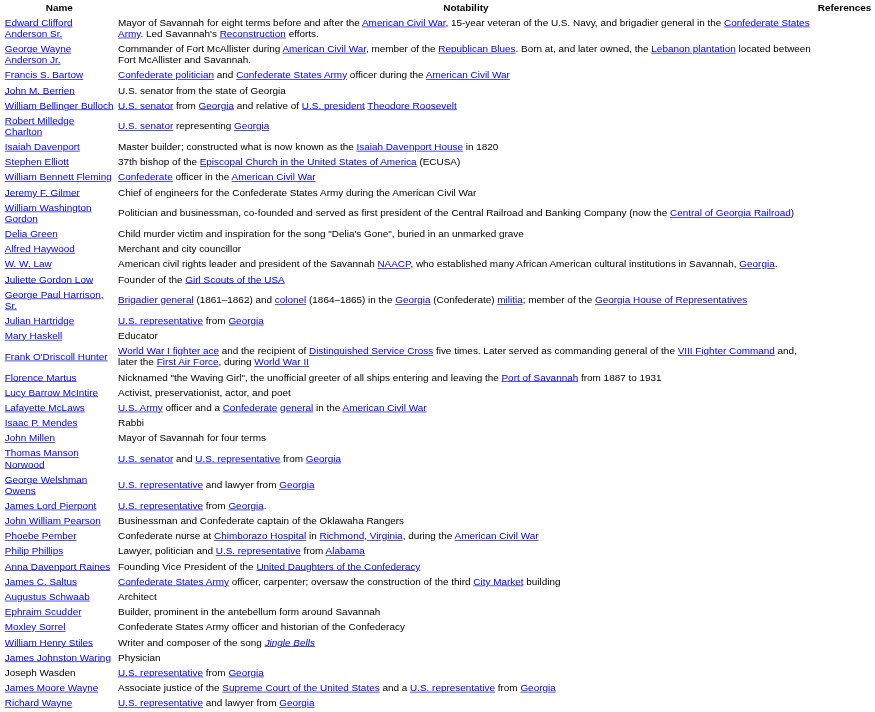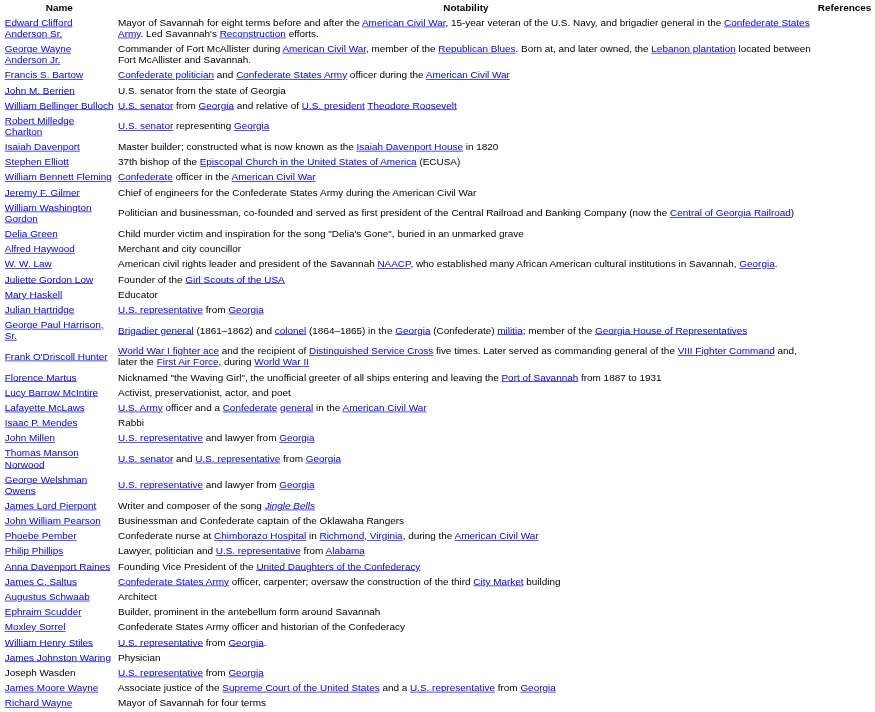rows swapped: (54, 300) <-> (33, 336)
(192, 438) Mayor of Savannah for four terms -> (216, 438) U.S. representative and lawyer from Georgia
(192, 505) U.S. representative from Georgia. -> (216, 505) Writer and composer of the song Jingle Bells
(216, 642) Writer and composer of the song Jingle Bells -> (192, 642) U.S. representative from Georgia.
(216, 703) U.S. representative and lawyer from Georgia -> (192, 703) Mayor of Savannah for four terms
